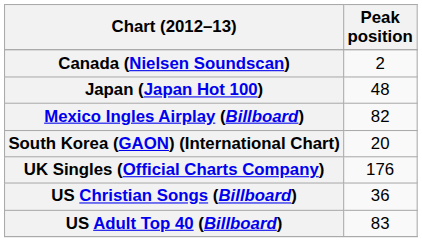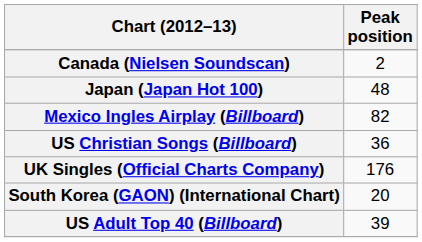rows swapped: (174, 143) <-> (174, 196)
(380, 223) 83 -> (380, 223) 39
